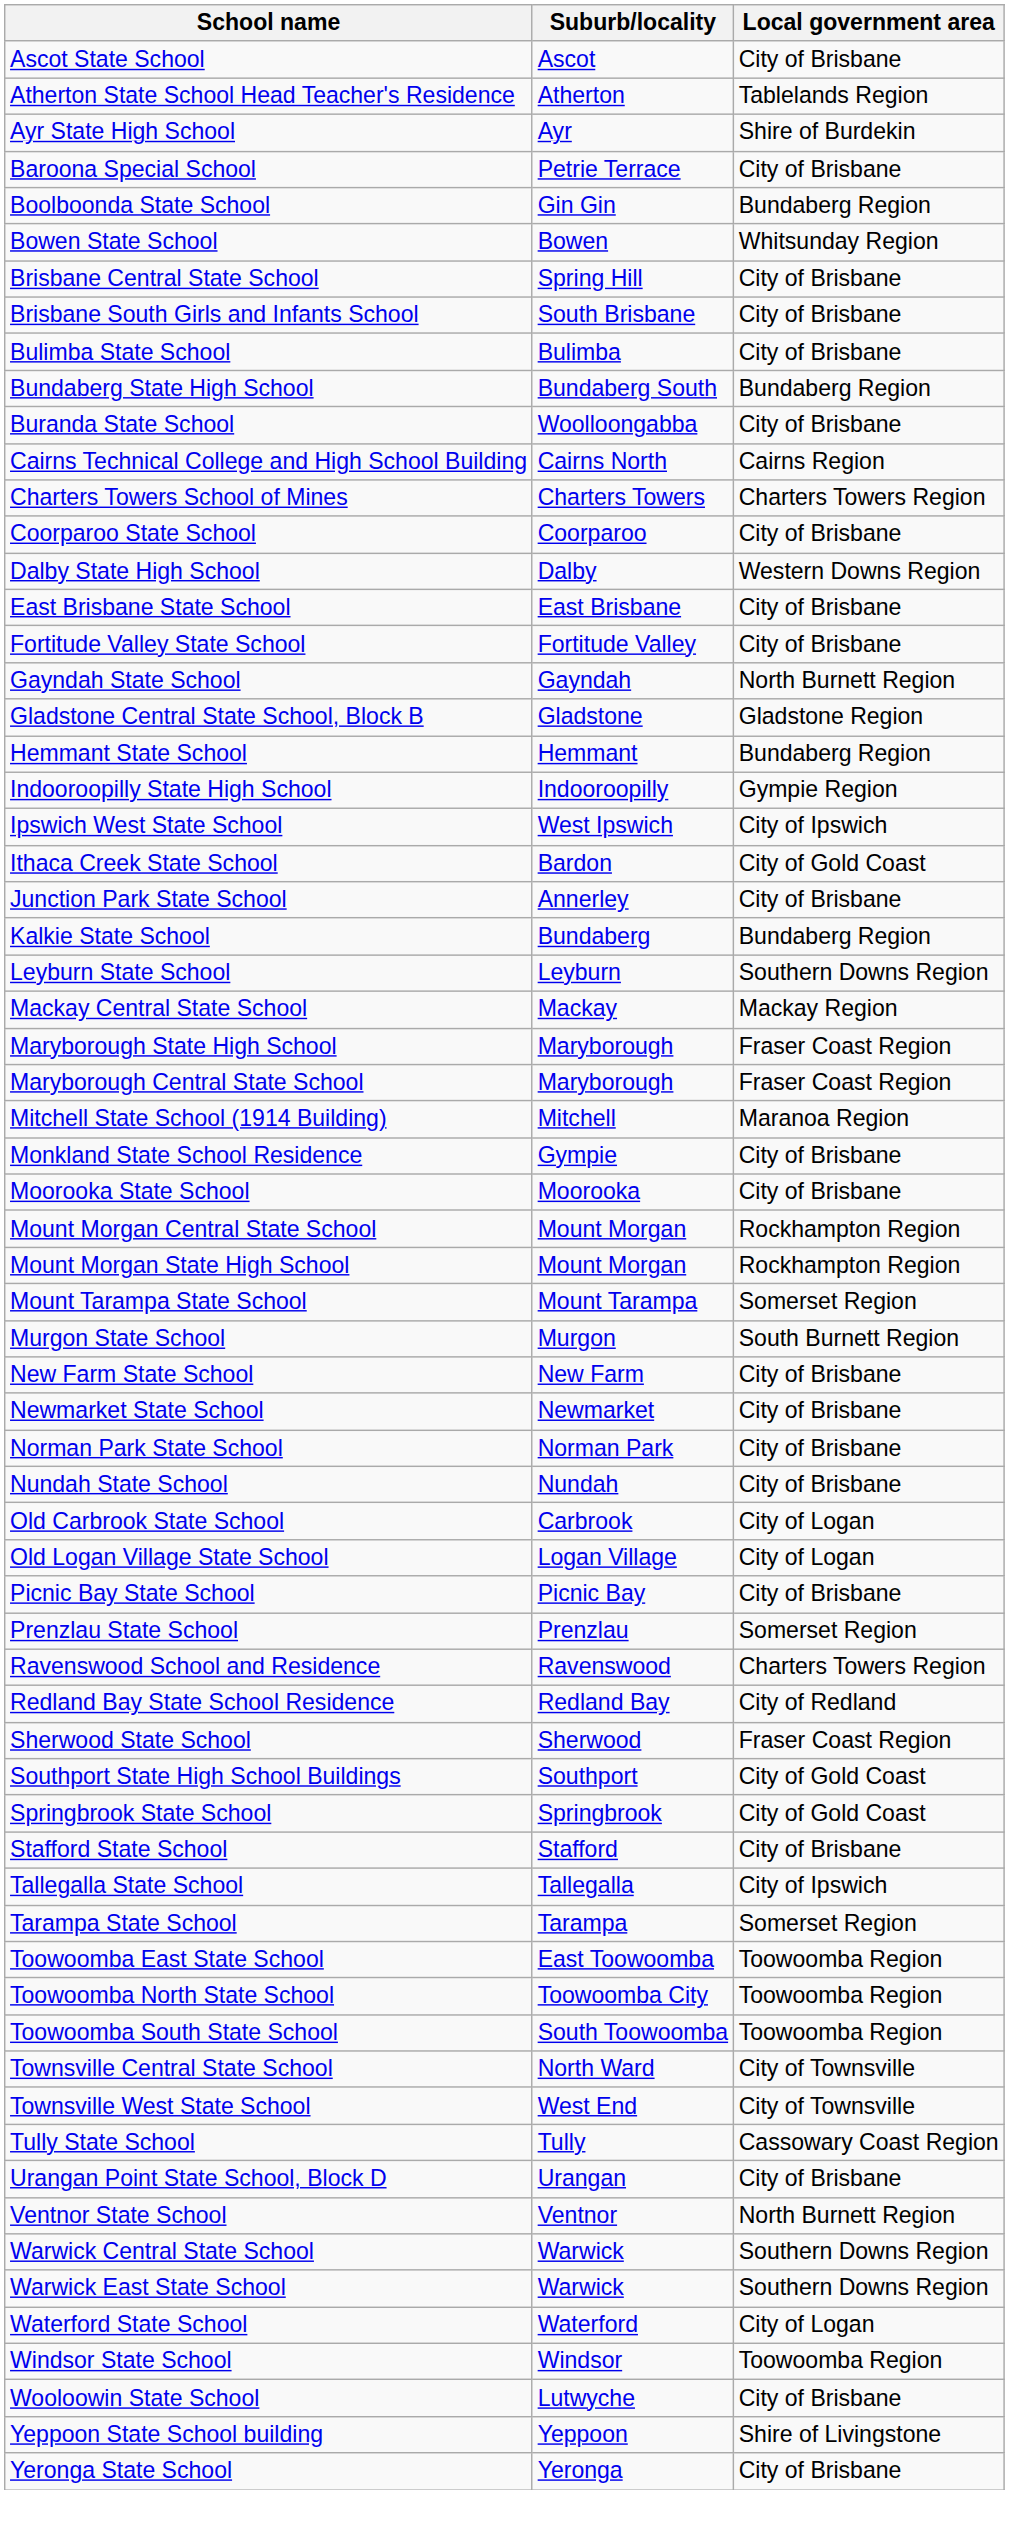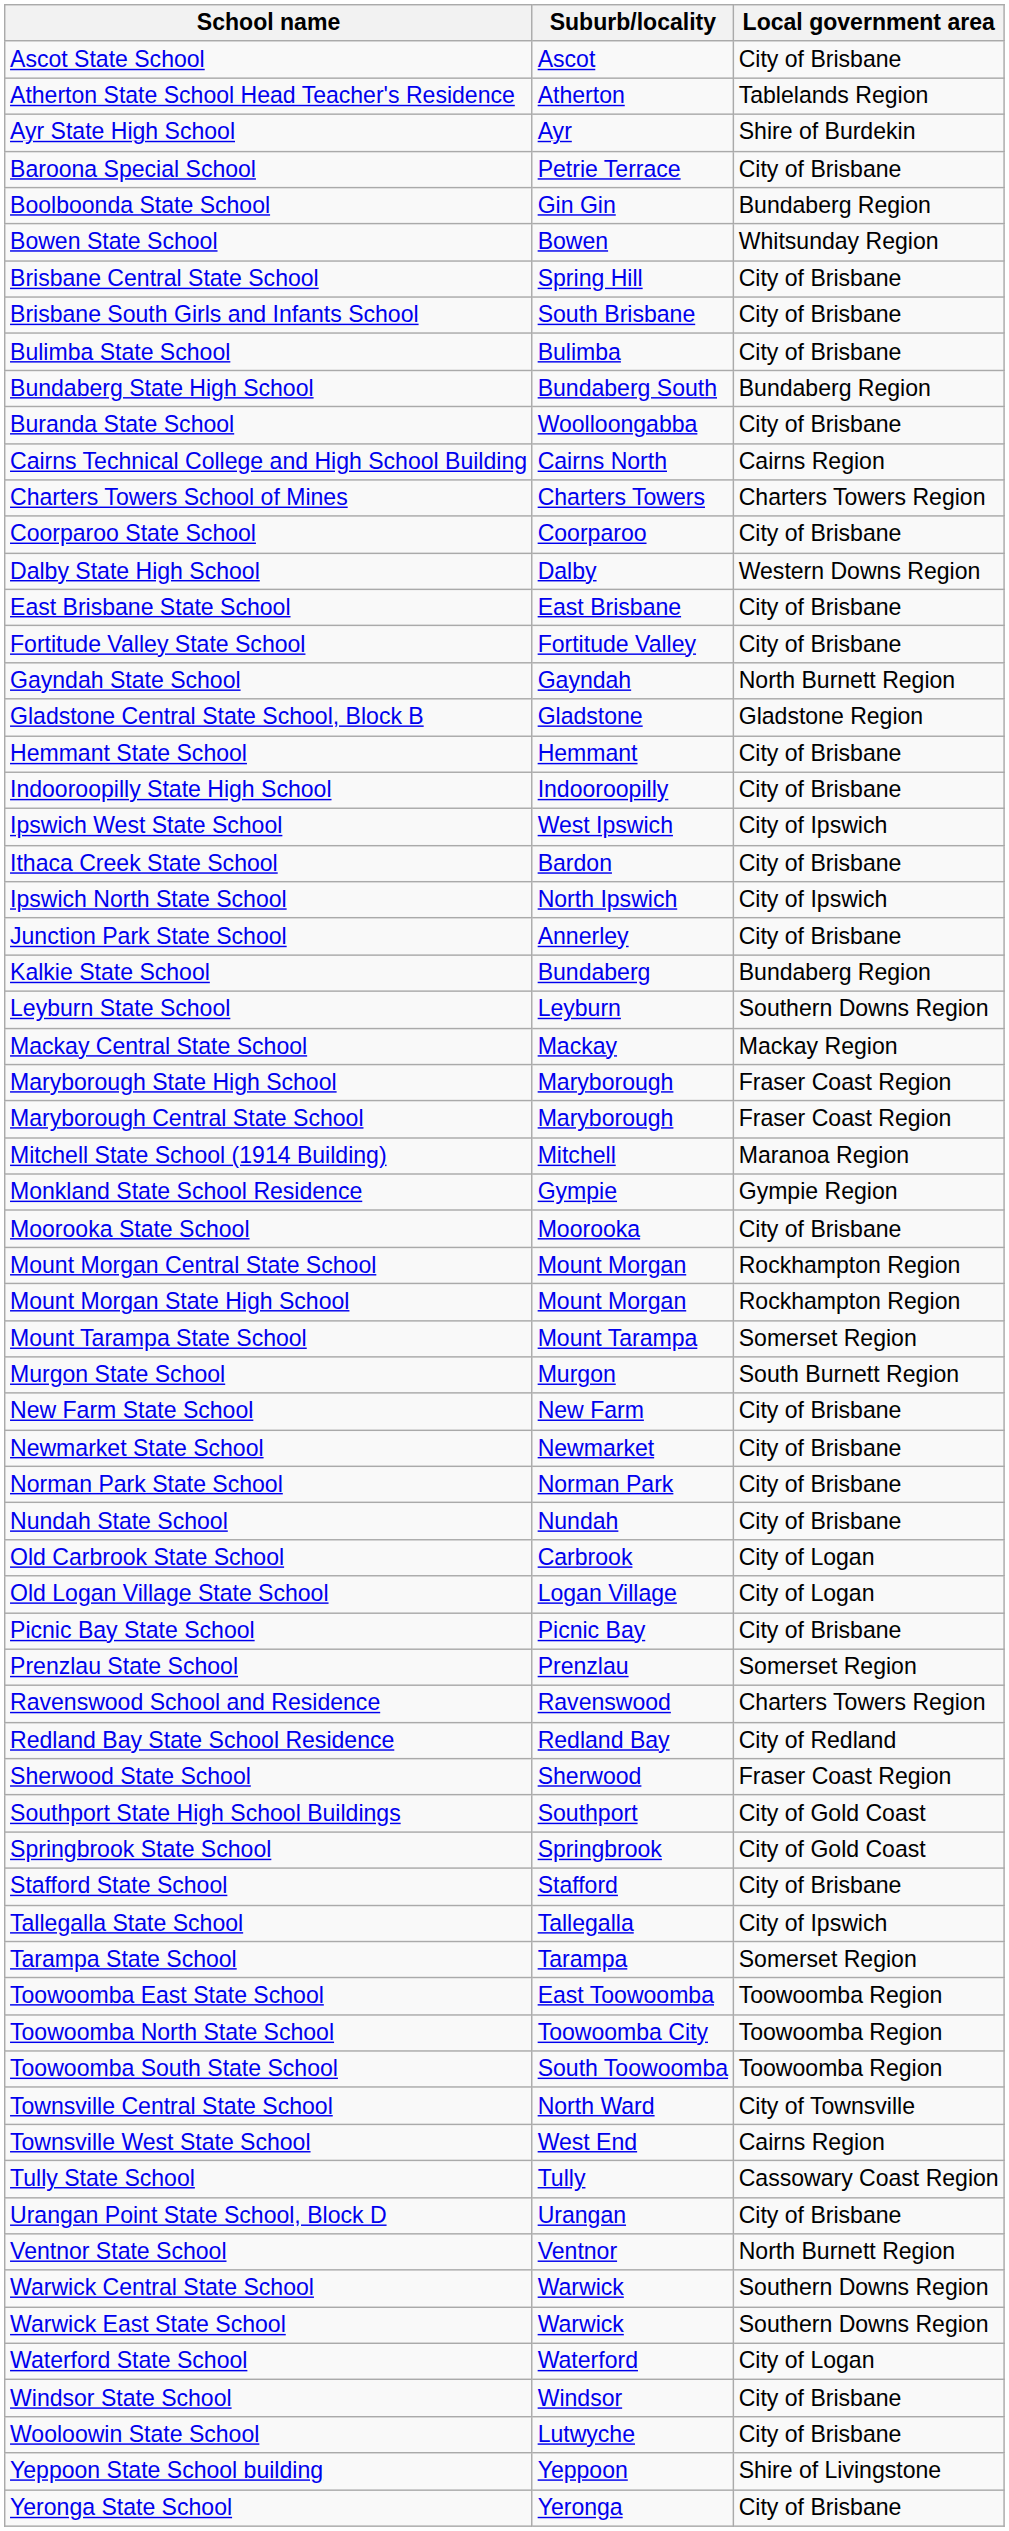(835, 753) Bundaberg Region -> (820, 753) City of Brisbane
(818, 790) Gympie Region -> (820, 790) City of Brisbane
(832, 863) City of Gold Coast -> (820, 863) City of Brisbane
+ row: (148, 899)
(820, 1155) City of Brisbane -> (818, 1192) Gympie Region
(827, 2105) City of Townsville -> (812, 2142) Cairns Region
(841, 2361) Toowoomba Region -> (820, 2397) City of Brisbane
